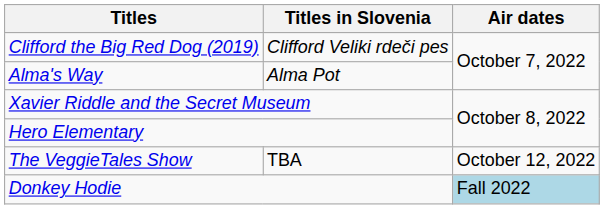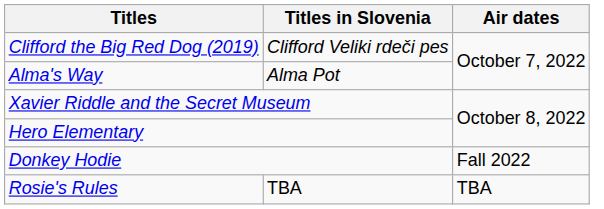- row: (100, 160)
(494, 189) lightblue background -> (494, 160) no background
+ row: (63, 189)
